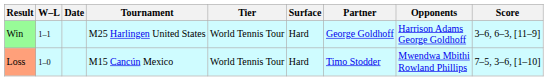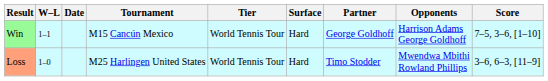(147, 33) M25 Harlingen United States -> (131, 33) M15 Cancún Mexico
(507, 33) 3–6, 6–3, [11–9] -> (507, 33) 7–5, 3–6, [1–10]
(131, 61) M15 Cancún Mexico -> (147, 61) M25 Harlingen United States
(507, 61) 7–5, 3–6, [1–10] -> (507, 61) 3–6, 6–3, [11–9]
